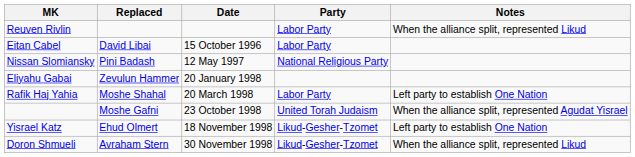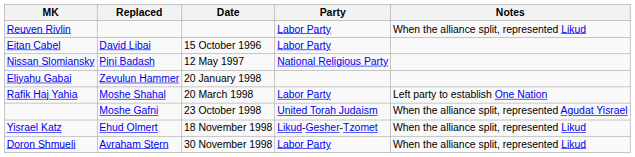(470, 128) Left party to establish One Nation -> (489, 128) When the alliance split, represented Likud
(327, 144) Likud-Gesher-Tzomet -> (304, 144) Labor Party
